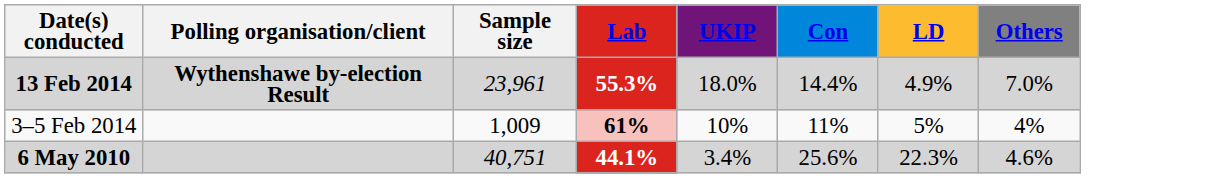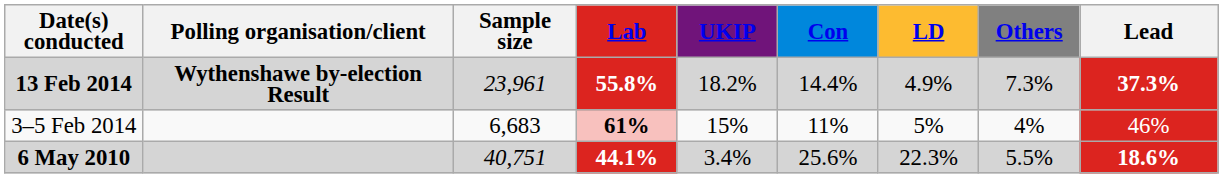+ column: (1149, 30)
(627, 83) 55.3% -> (627, 83) 55.8%
(727, 83) 18.0% -> (727, 83) 18.2%
(1029, 83) 7.0% -> (1029, 83) 7.3%
(515, 125) 1,009 -> (515, 125) 6,683
(727, 125) 10% -> (727, 125) 15%
(1029, 157) 4.6% -> (1029, 157) 5.5%
